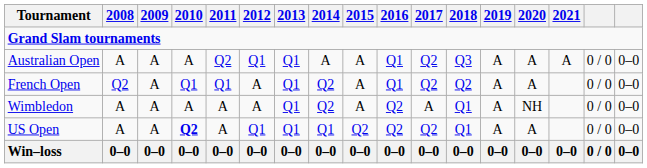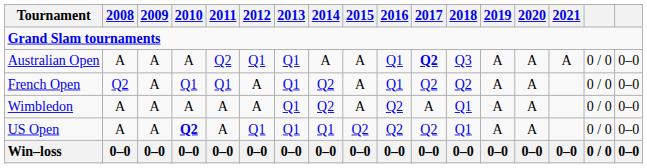(429, 60) normal -> (429, 60) bold
(532, 106) NH -> (532, 106) A
